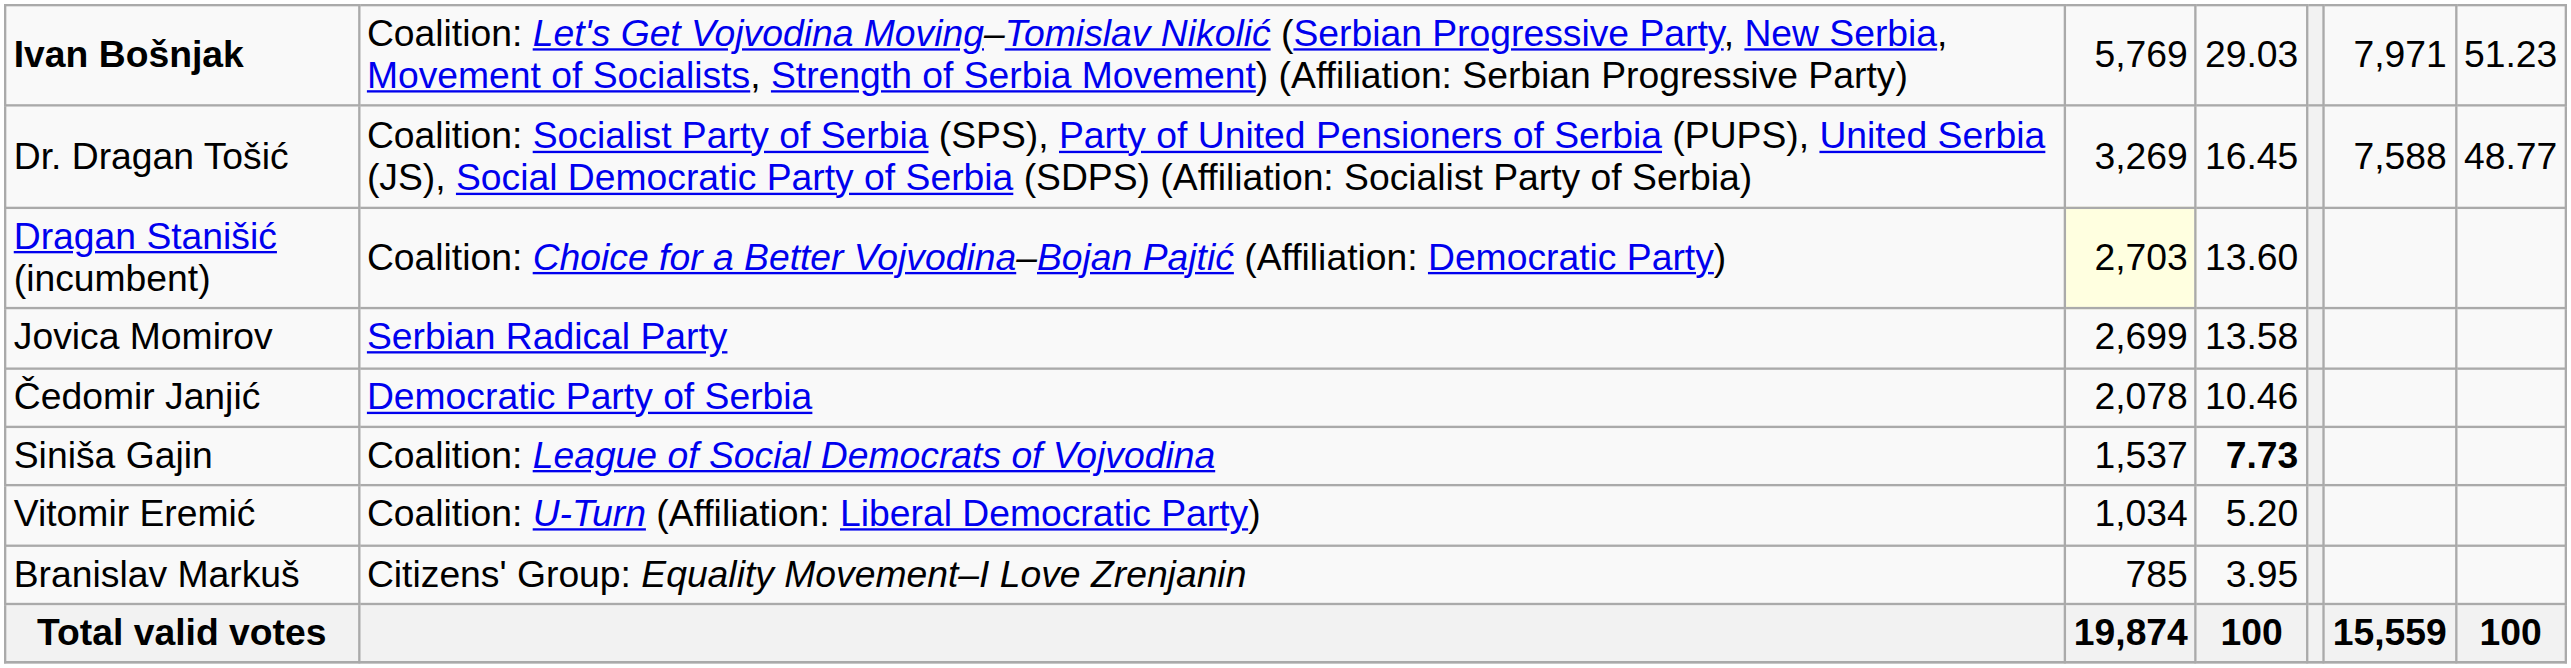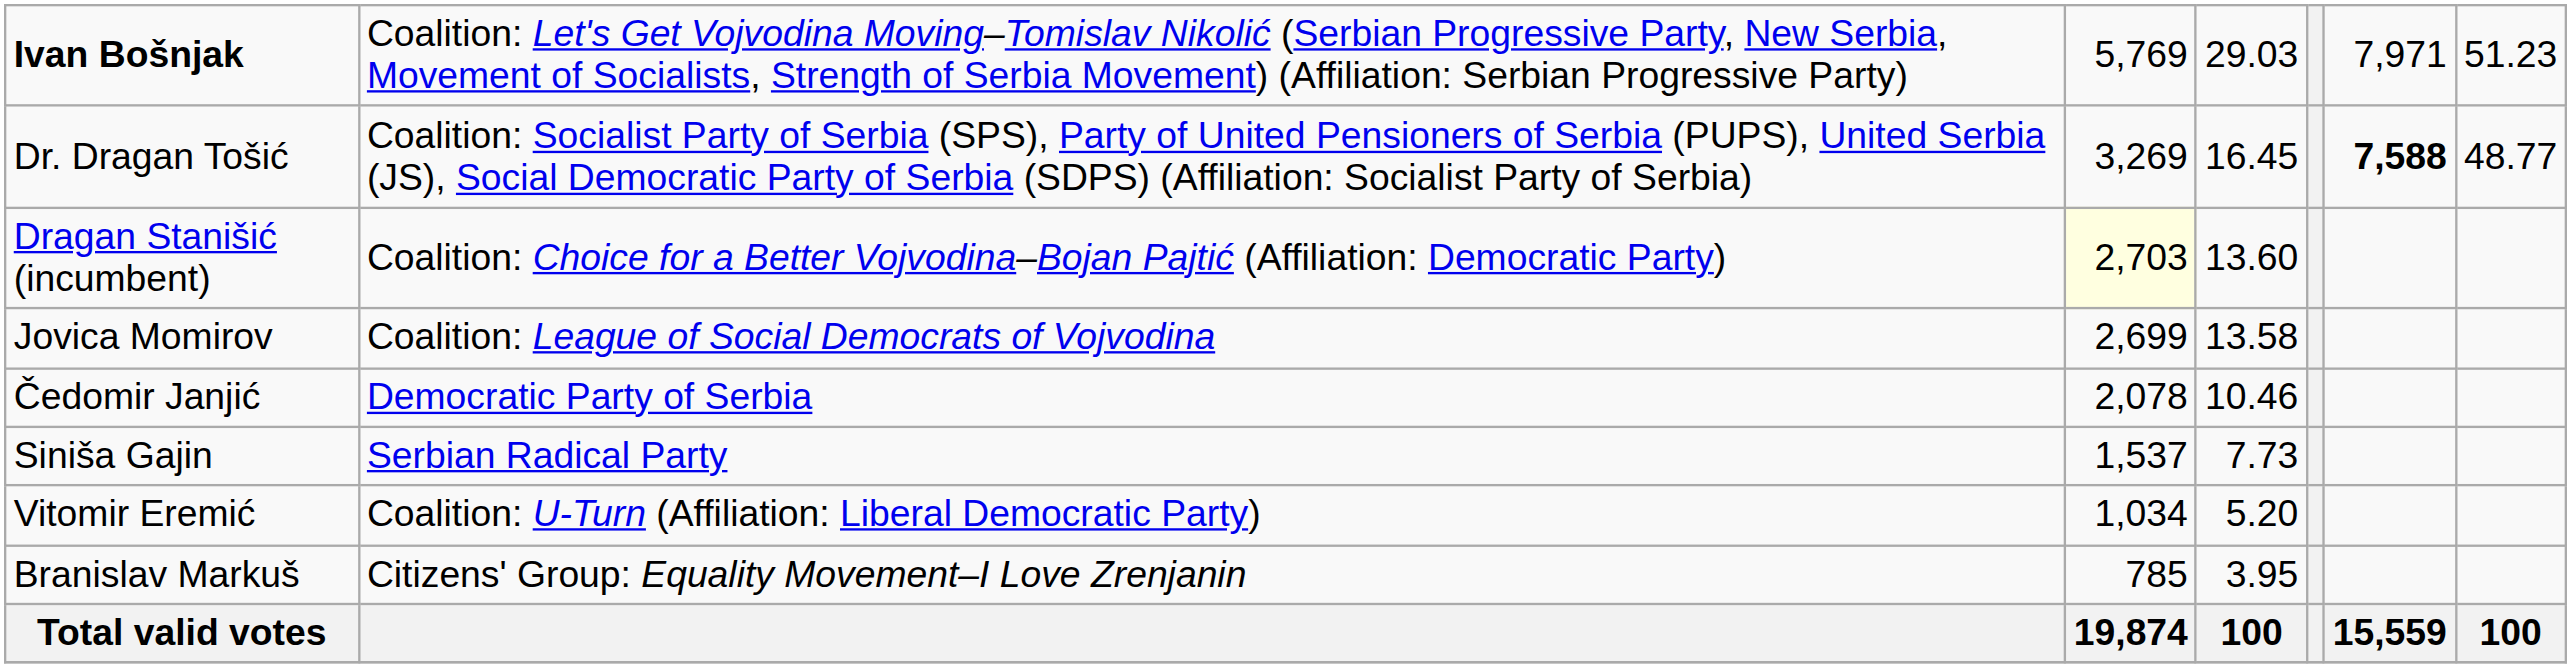(2400, 156) normal -> (2400, 156) bold
(547, 337) Serbian Radical Party -> (791, 337) Coalition: League of Social Democrats of Vojvodina
(791, 455) Coalition: League of Social Democrats of Vojvodina -> (547, 455) Serbian Radical Party
(2262, 455) bold -> (2262, 455) normal
